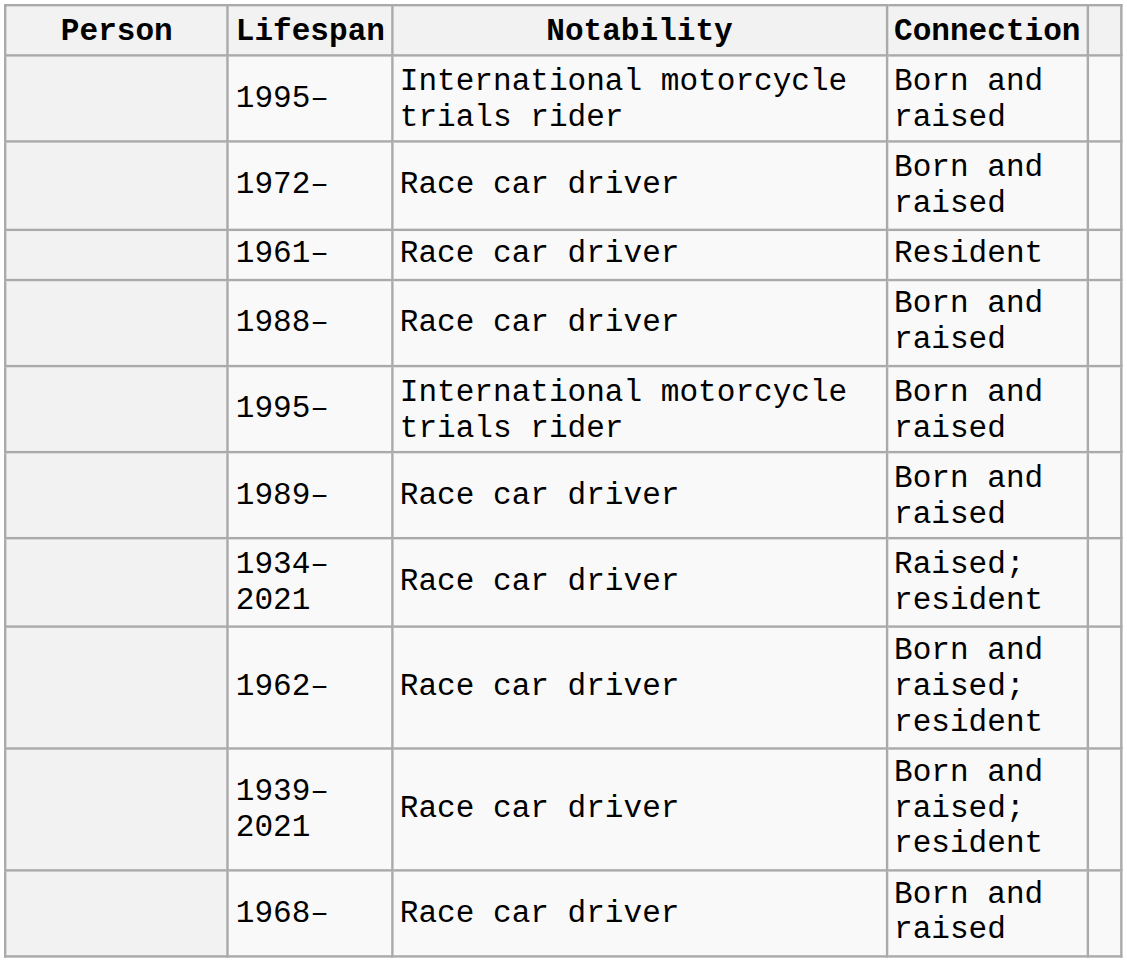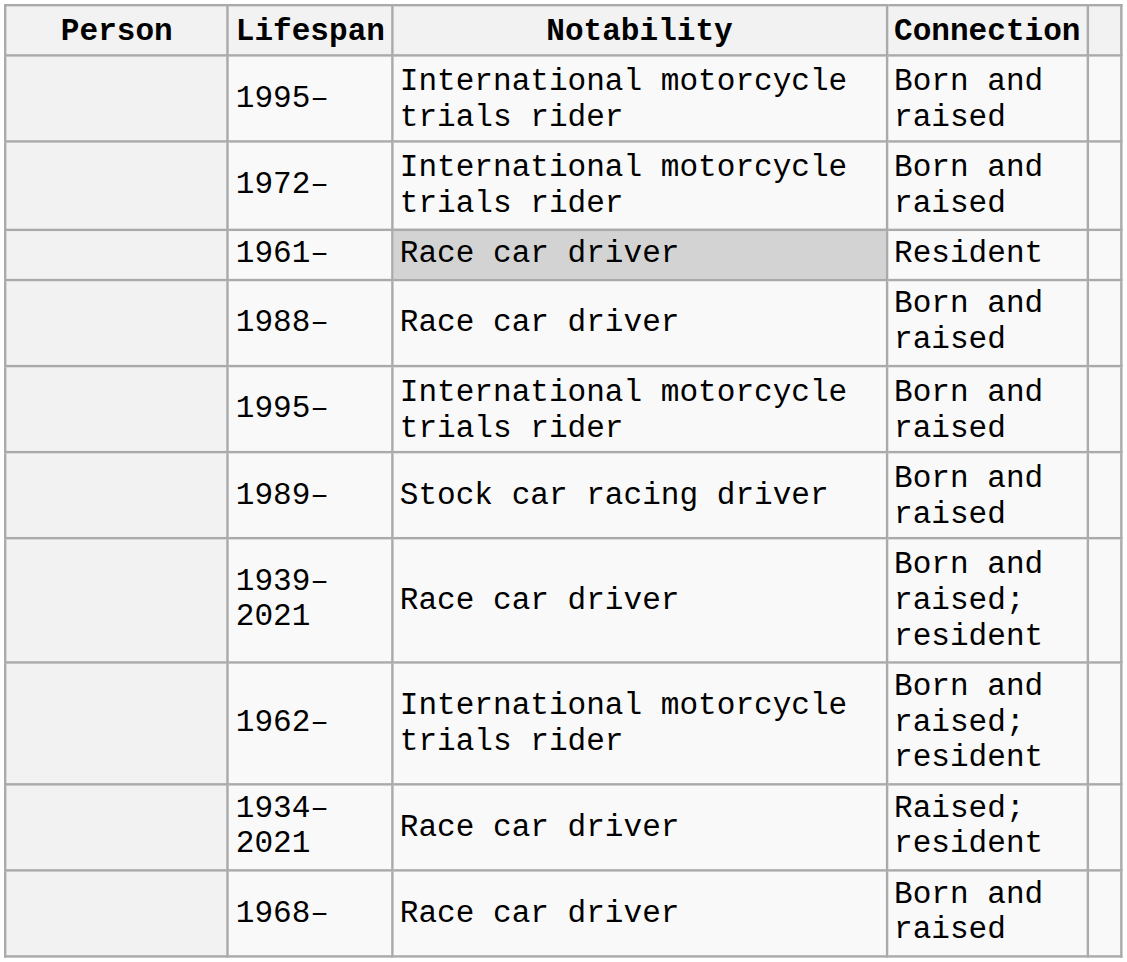(540, 186) Race car driver -> (624, 186) International motorcycle trials rider
(540, 254) no background -> (540, 254) lightgrey background
(540, 496) Race car driver -> (614, 496) Stock car racing driver
rows swapped: (282, 809) <-> (282, 582)
(540, 687) Race car driver -> (624, 722) International motorcycle trials rider
